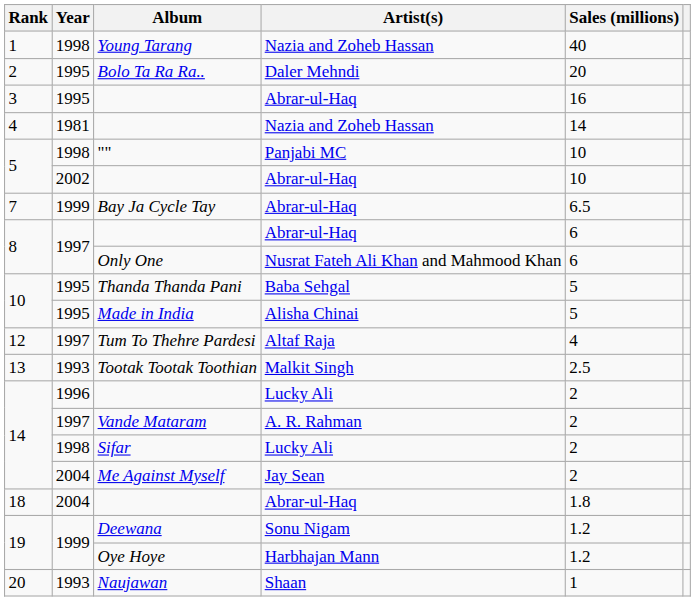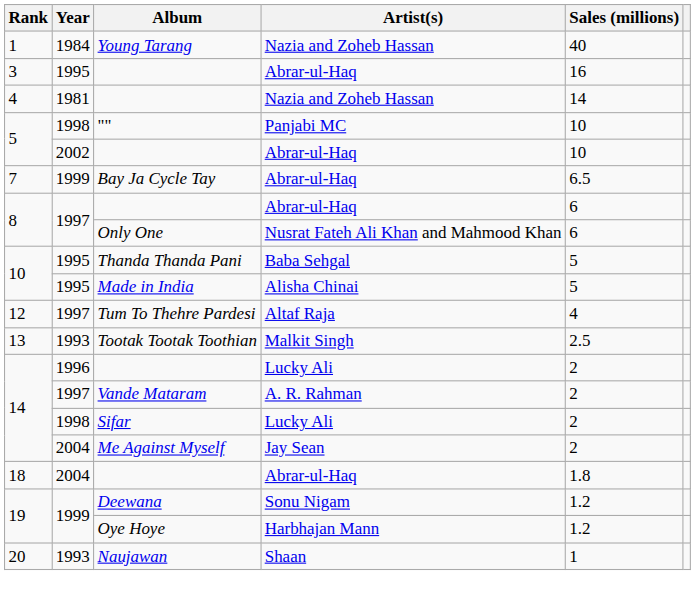(73, 44) 1998 -> (73, 44) 1984
- row: (13, 71)
